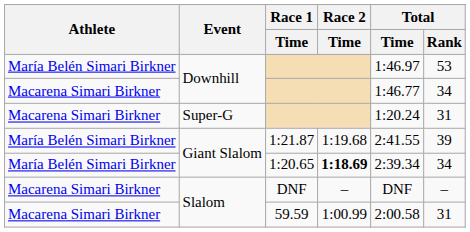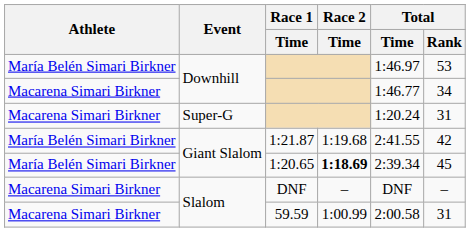(444, 140) 39 -> (444, 140) 42
(444, 165) 34 -> (444, 165) 45
